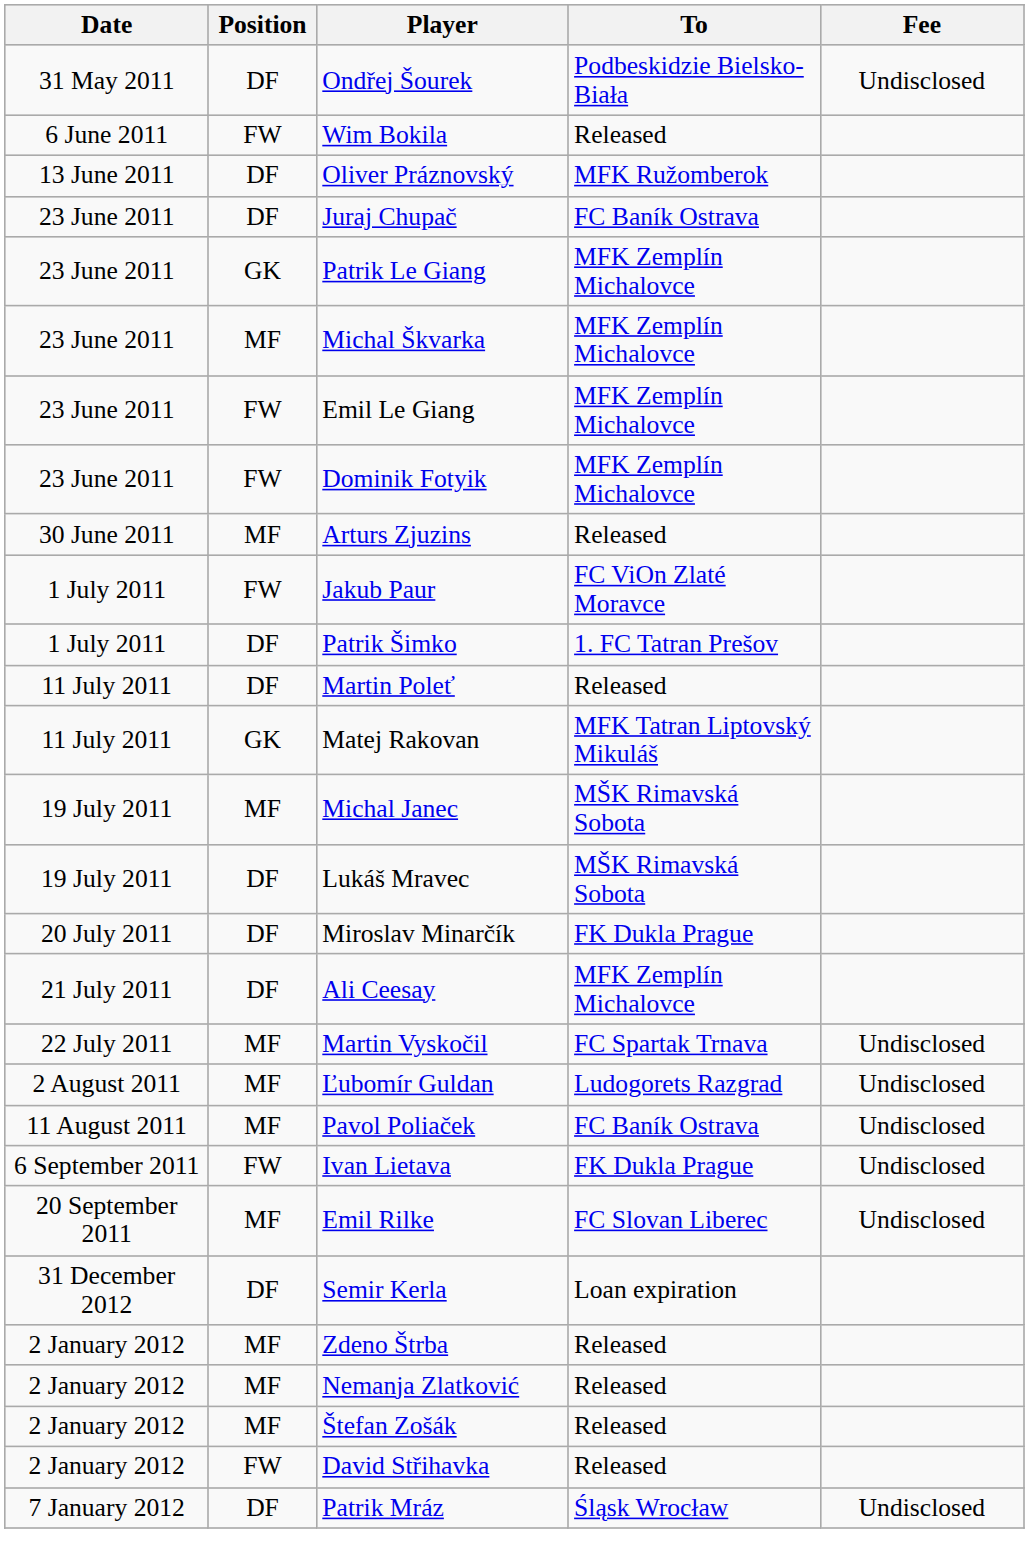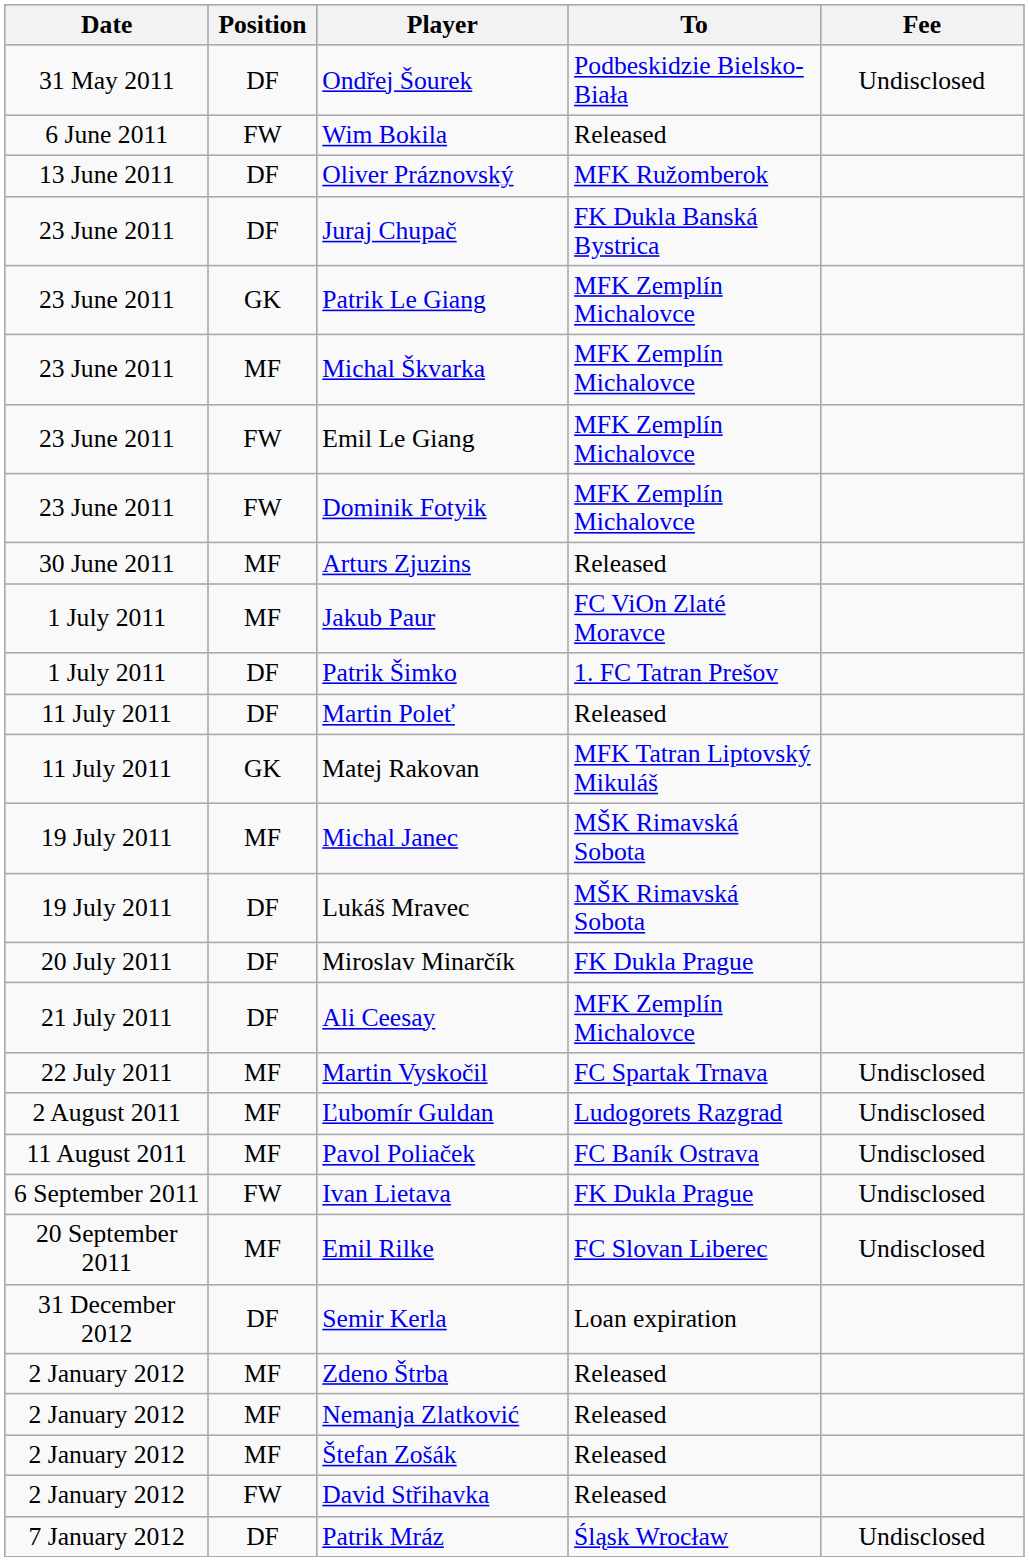(667, 216) FC Baník Ostrava -> (666, 230) FK Dukla Banská Bystrica
(263, 589) FW -> (262, 618) MF
